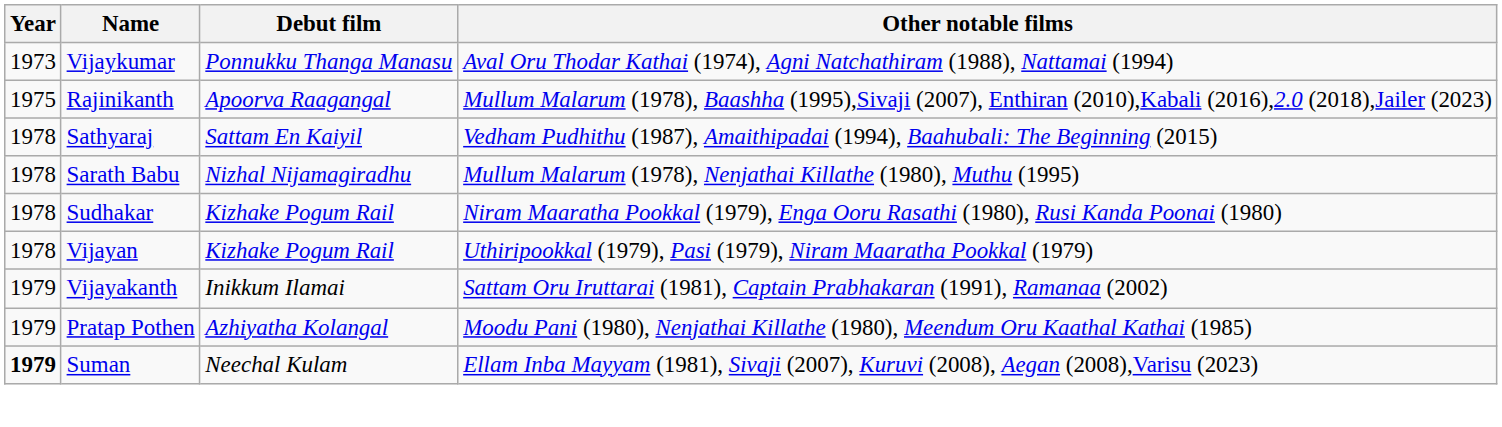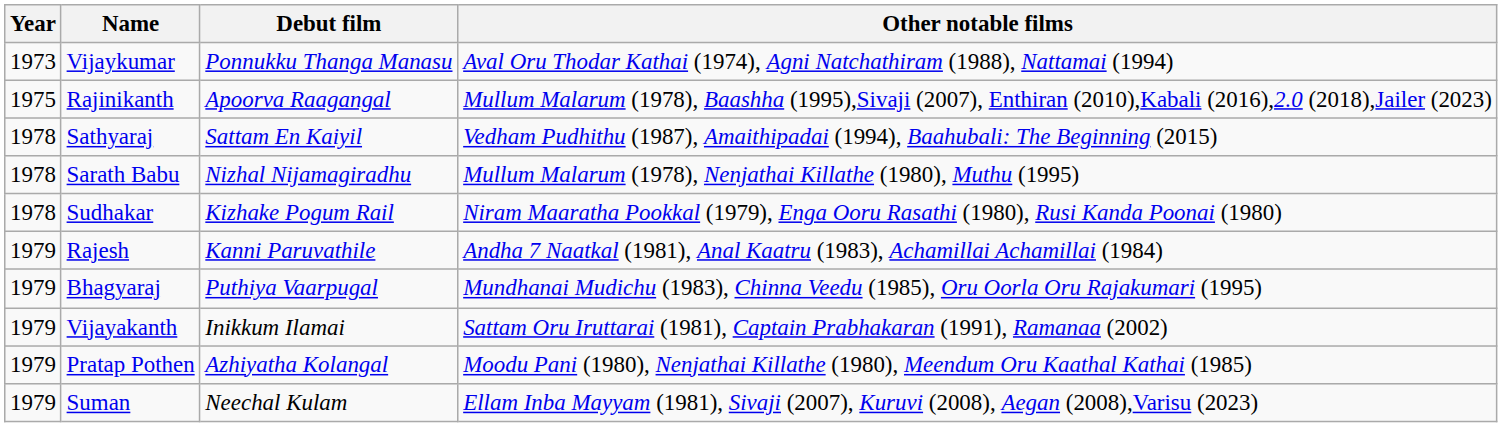- row: (102, 250)
+ row: (98, 250)
+ row: (114, 288)
(33, 364) bold -> (33, 402) normal
